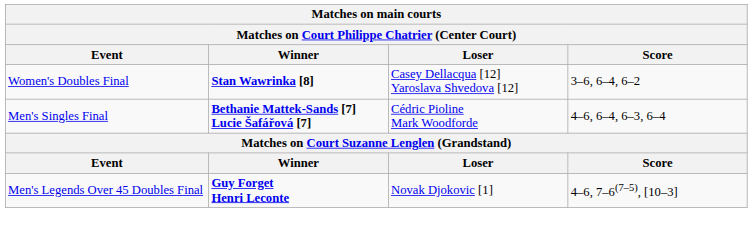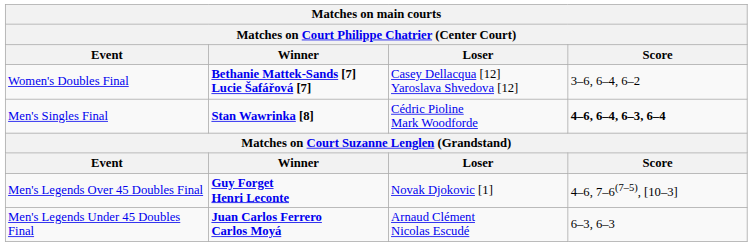(263, 81) Stan Wawrinka [8] -> (284, 81) Bethanie Mattek-Sands [7] Lucie Šafářová [7]
(284, 116) Bethanie Mattek-Sands [7] Lucie Šafářová [7] -> (263, 116) Stan Wawrinka [8]
(618, 116) normal -> (618, 116) bold
+ row: (94, 224)
